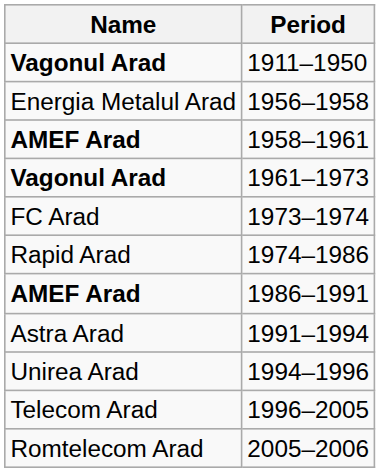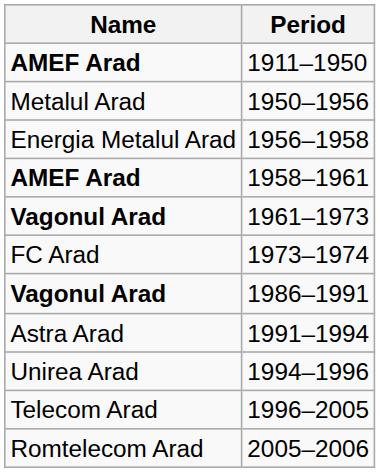(88, 63) Vagonul Arad -> (75, 63) AMEF Arad
+ row: (308, 101)
- row: (308, 255)
(75, 294) AMEF Arad -> (88, 294) Vagonul Arad
